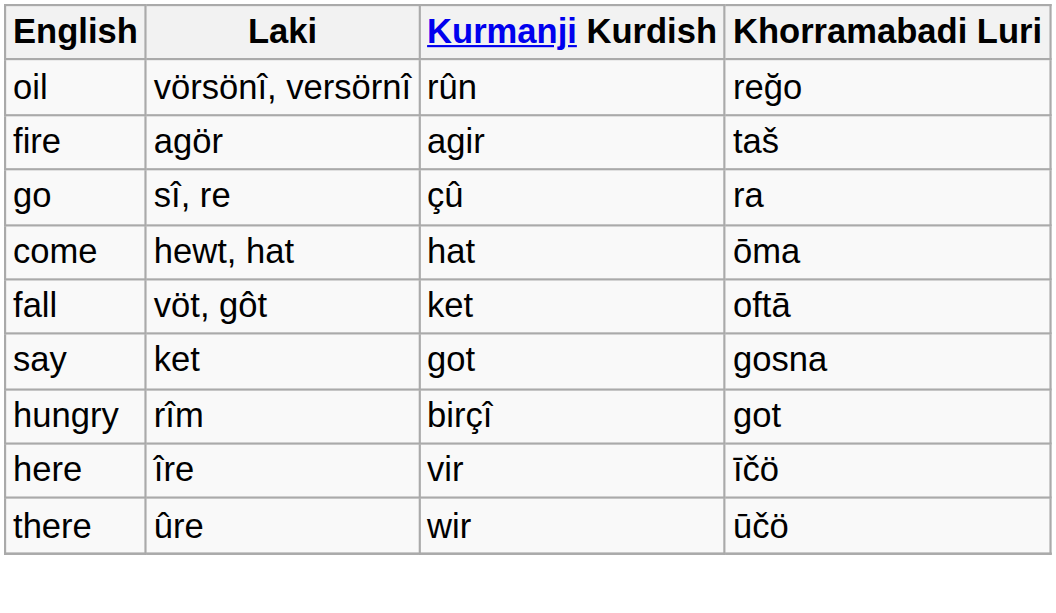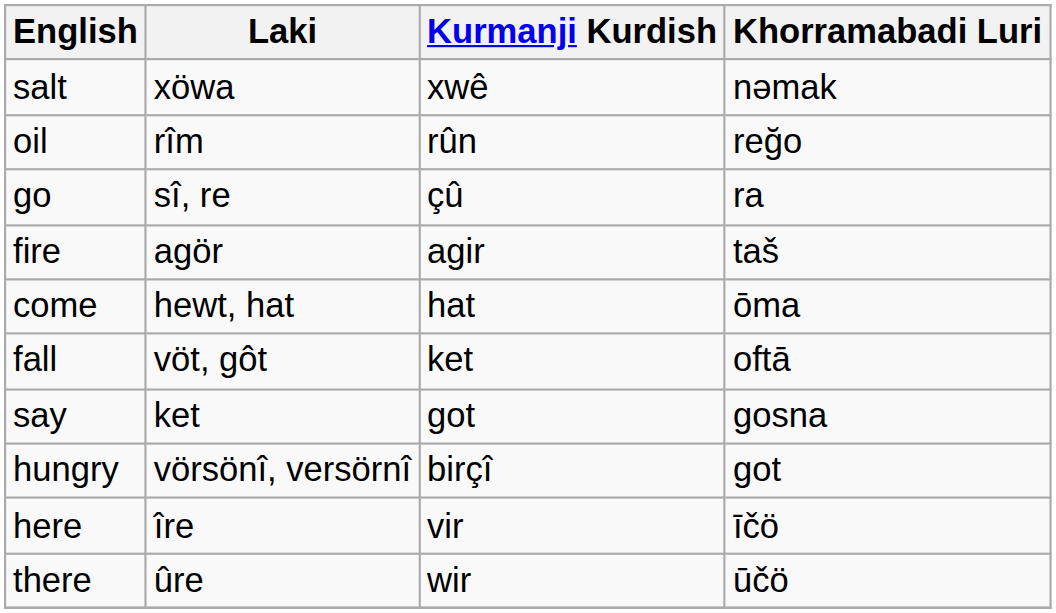+ row: (40, 86)
(282, 86) vörsönî, versörnî -> (179, 141) rîm
rows swapped: (37, 141) <-> (32, 196)
(179, 415) rîm -> (282, 470) vörsönî, versörnî
